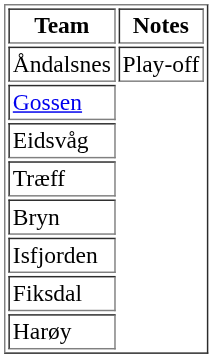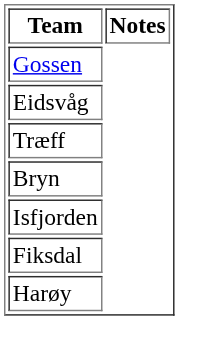- row: (62, 64)
